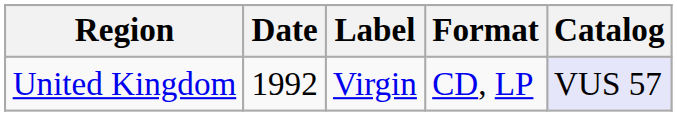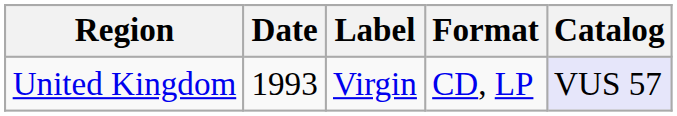(285, 83) 1992 -> (285, 83) 1993
